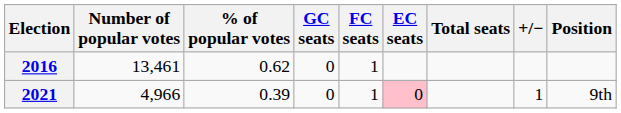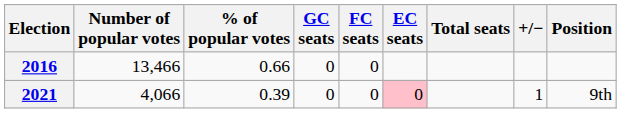(156, 66) 13,461 -> (156, 66) 13,466
(275, 66) 0.62 -> (275, 66) 0.66
(374, 66) 1 -> (374, 66) 0
(160, 94) 4,966 -> (160, 94) 4,066
(374, 94) 1 -> (374, 94) 0
